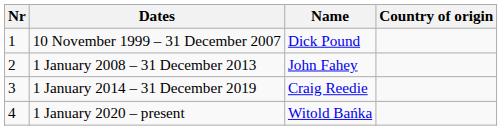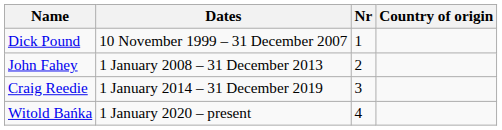columns swapped: (17, 16) <-> (330, 16)
